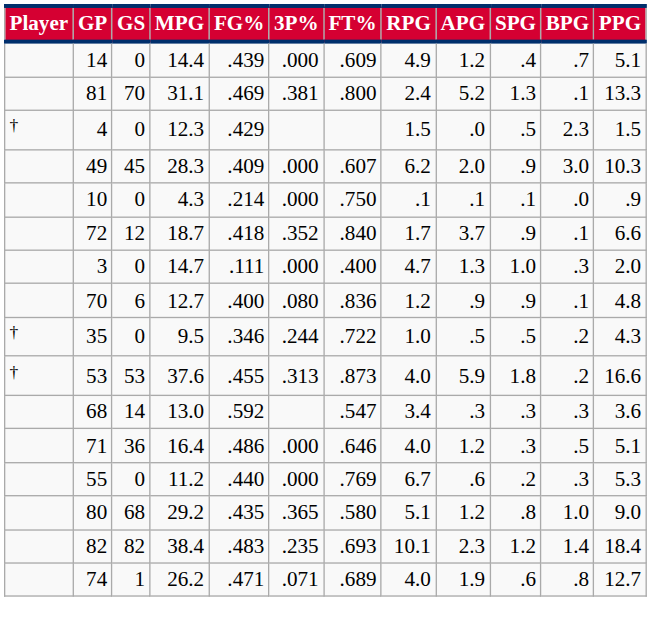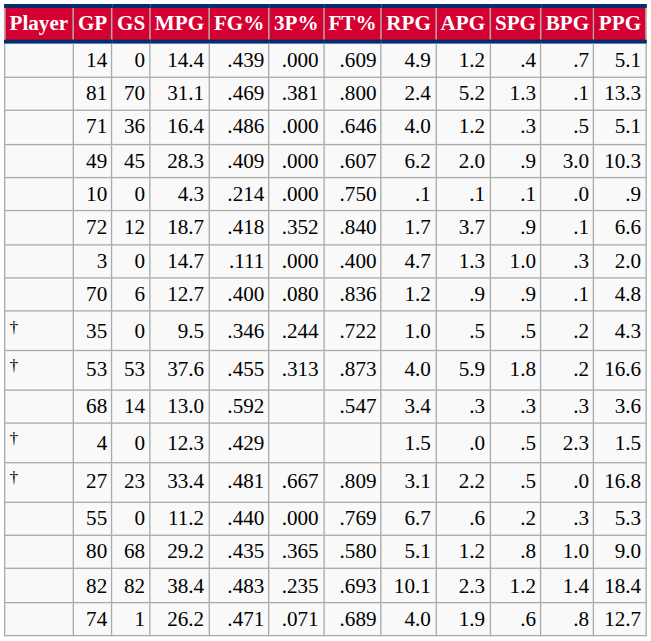rows swapped: (102, 129) <-> (97, 445)
+ row: (97, 481)
